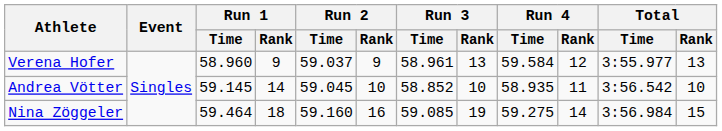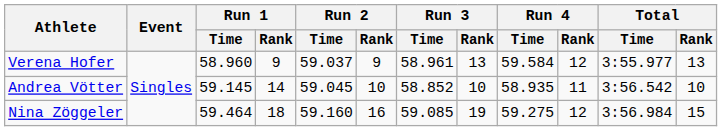(578, 113) 14 -> (578, 113) 12
